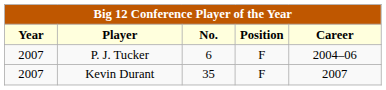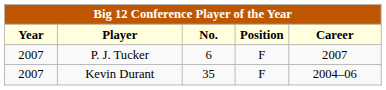(335, 54) 2004–06 -> (335, 54) 2007
(335, 74) 2007 -> (335, 74) 2004–06
